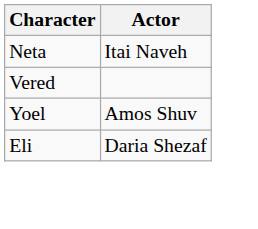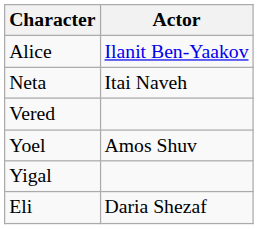+ row: (30, 51)
+ row: (30, 176)
